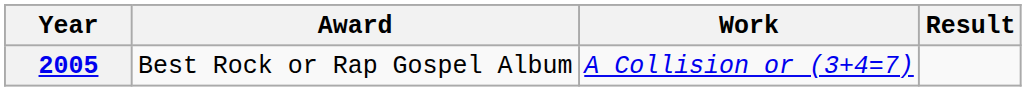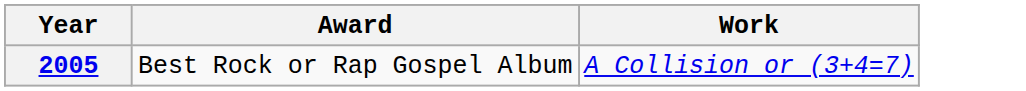- column: (971, 25)
